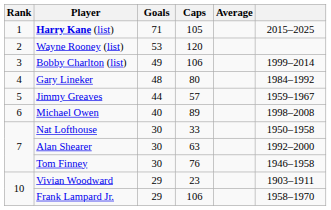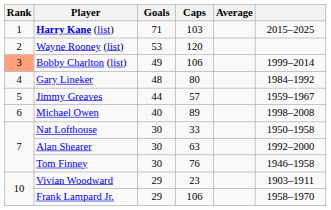(195, 29) 105 -> (195, 29) 103
(19, 63) no background -> (19, 63) lightsalmon background
